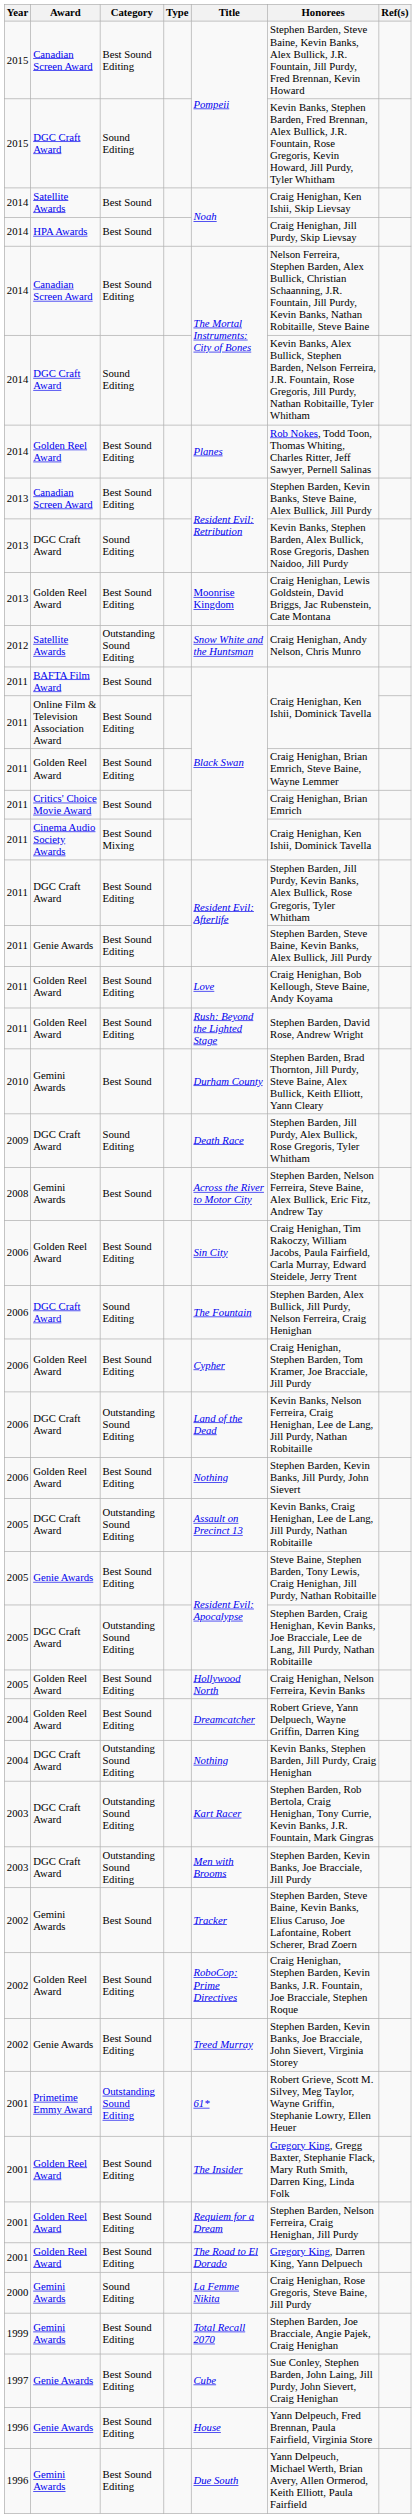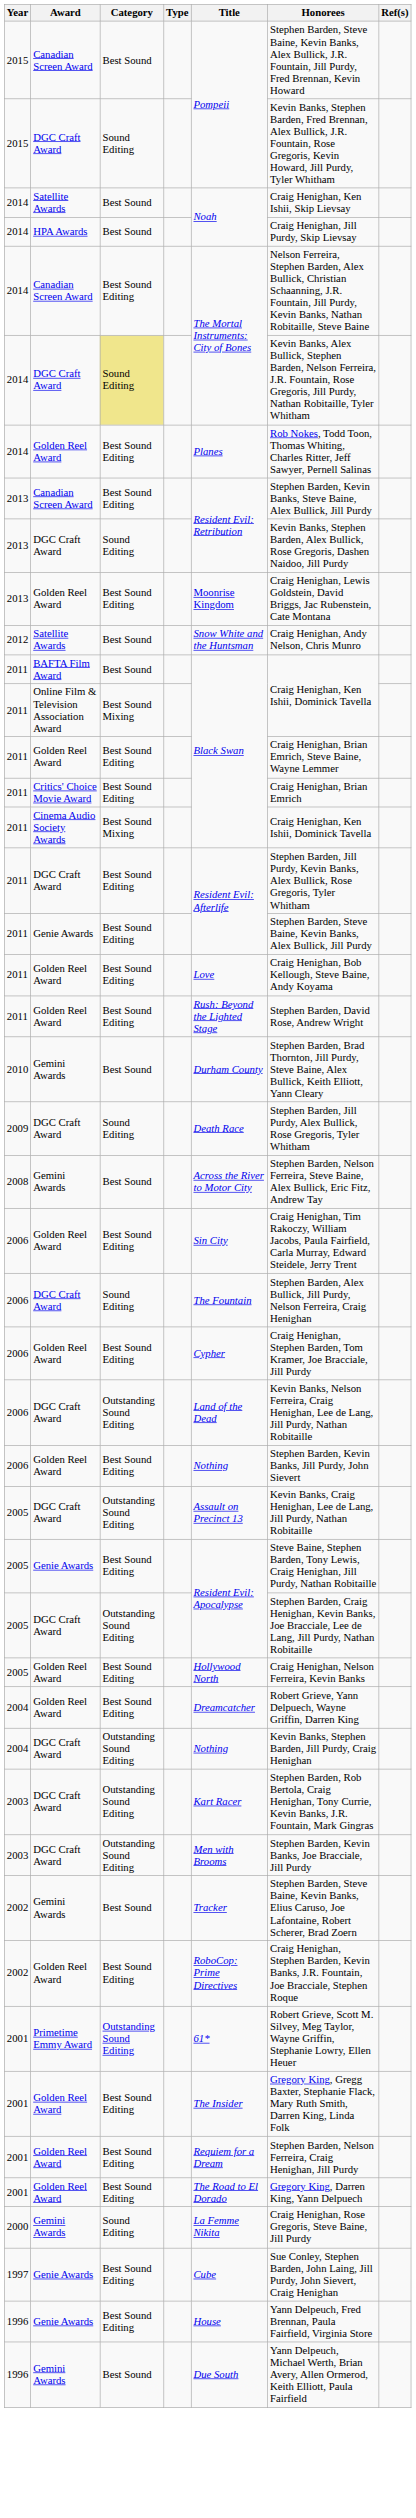(127, 60) Best Sound Editing -> (127, 60) Best Sound
(118, 380) no background -> (118, 380) khaki background
(129, 646) Outstanding Sound Editing -> (127, 640) Best Sound
(127, 722) Best Sound Editing -> (127, 710) Best Sound Mixing
(127, 804) Best Sound -> (127, 792) Best Sound Editing
- row: (18, 2044)
- row: (18, 2333)
(127, 2481) Best Sound Editing -> (127, 2374) Best Sound
